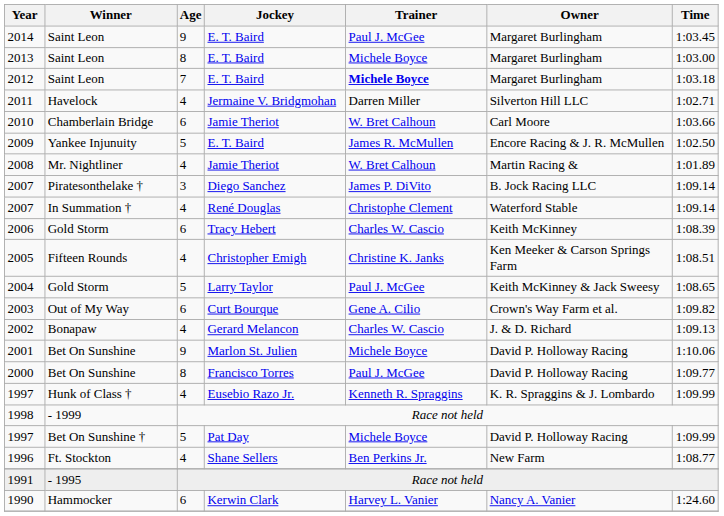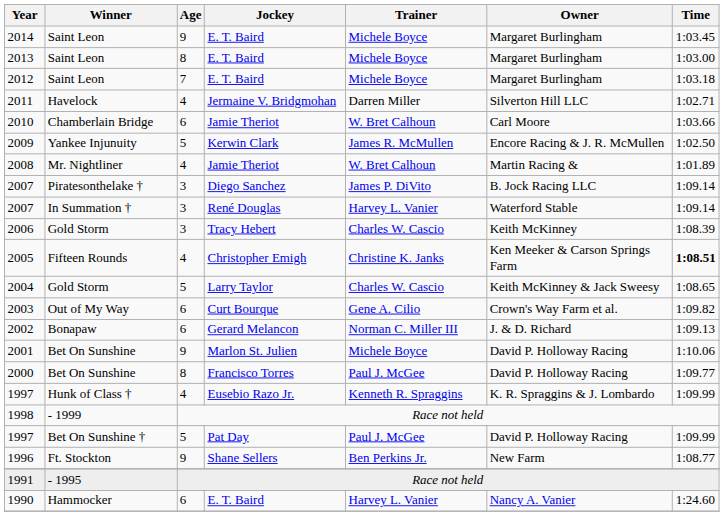(387, 36) Paul J. McGee -> (388, 36) Michele Boyce
(389, 79) bold -> (388, 79) normal
(236, 143) E. T. Baird -> (243, 143) Kerwin Clark
(183, 207) 4 -> (183, 207) 3
(401, 207) Christophe Clement -> (393, 207) Harvey L. Vanier
(183, 229) 6 -> (183, 229) 3
(695, 258) normal -> (696, 258) bold
(387, 287) Paul J. McGee -> (396, 287) Charles W. Cascio
(183, 330) 4 -> (183, 330) 6
(396, 330) Charles W. Cascio -> (403, 330) Norman C. Miller III
(388, 437) Michele Boyce -> (387, 437) Paul J. McGee
(183, 458) 4 -> (183, 458) 9
(243, 501) Kerwin Clark -> (236, 501) E. T. Baird
